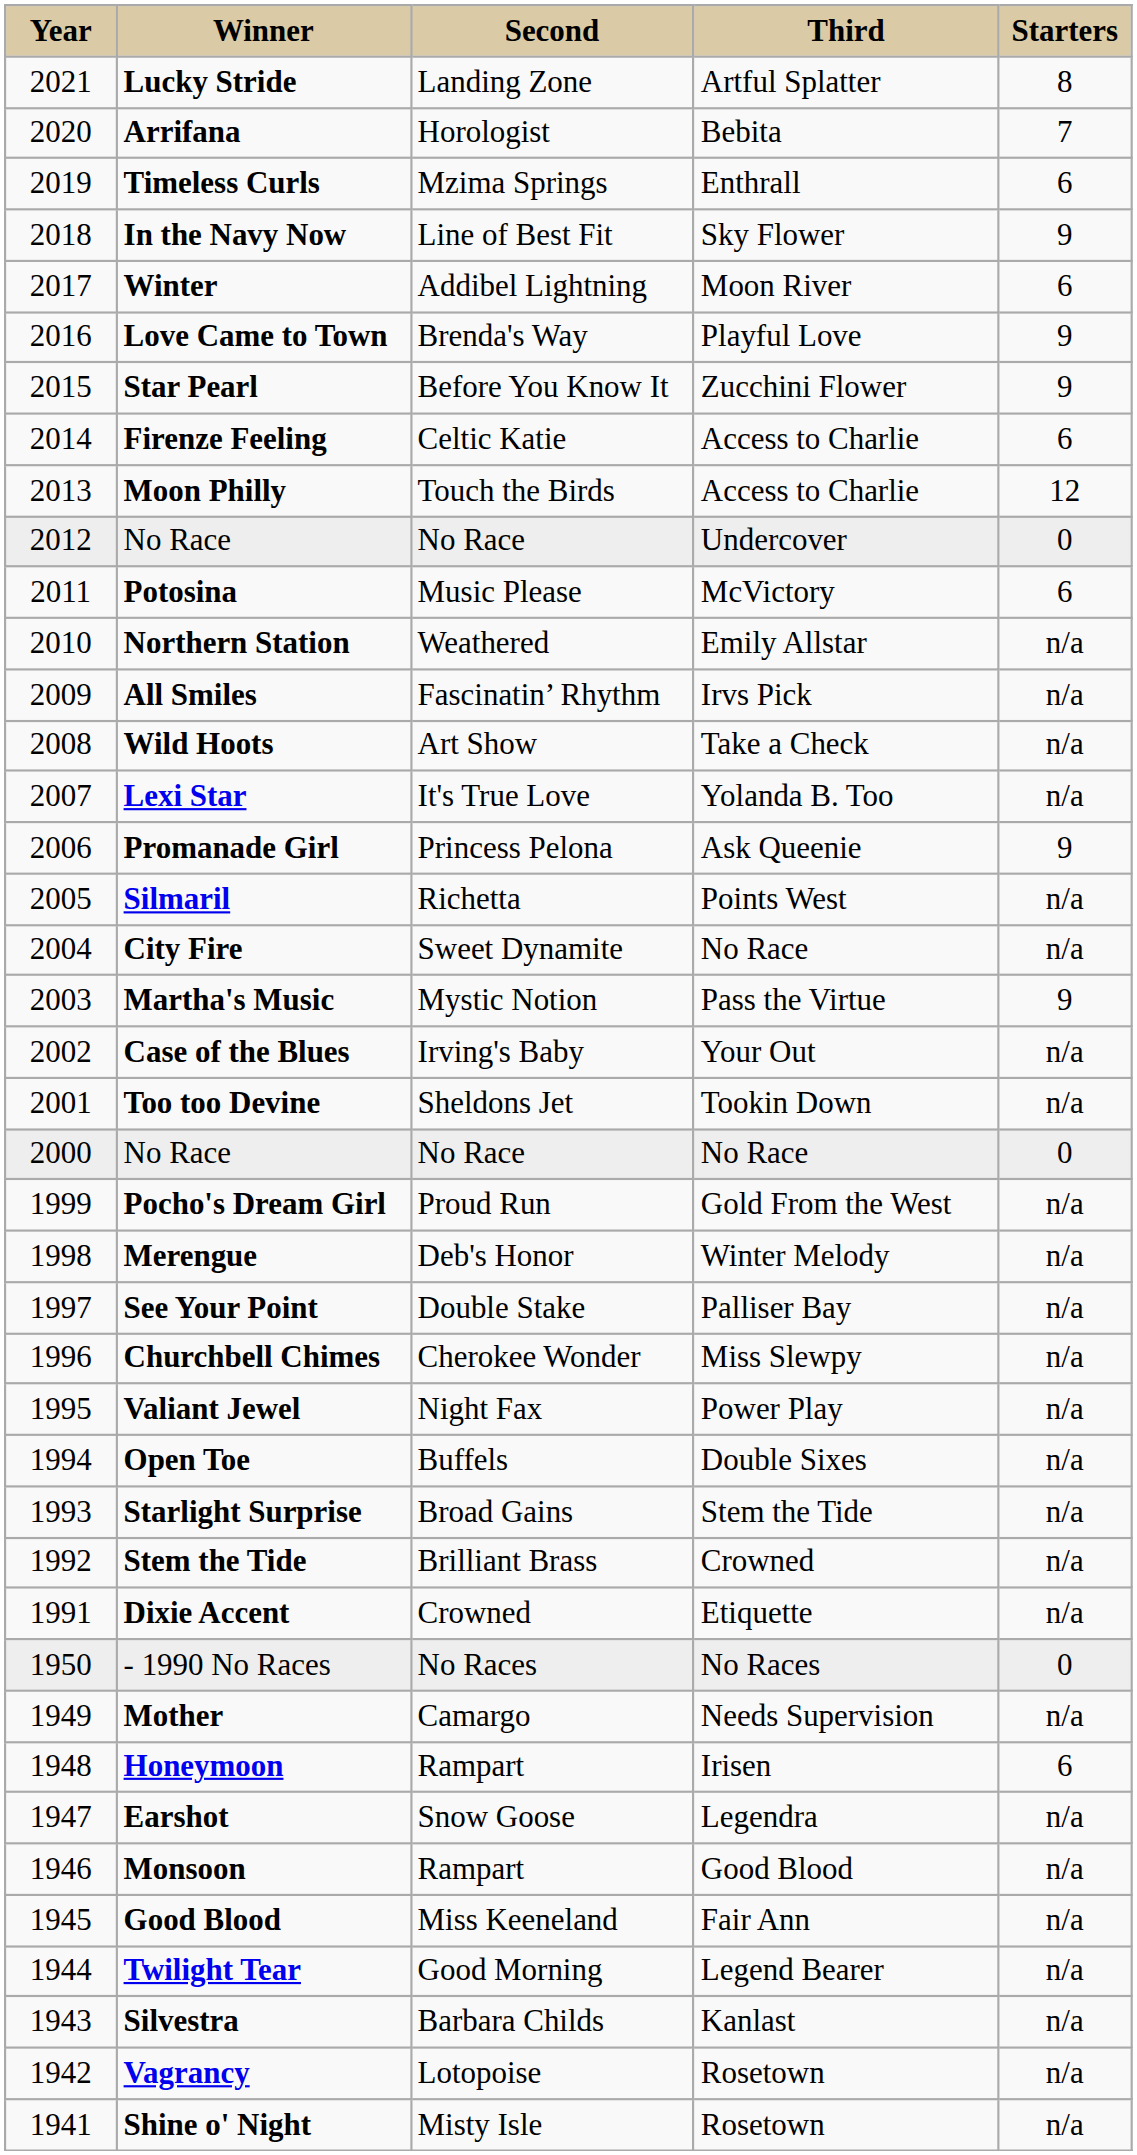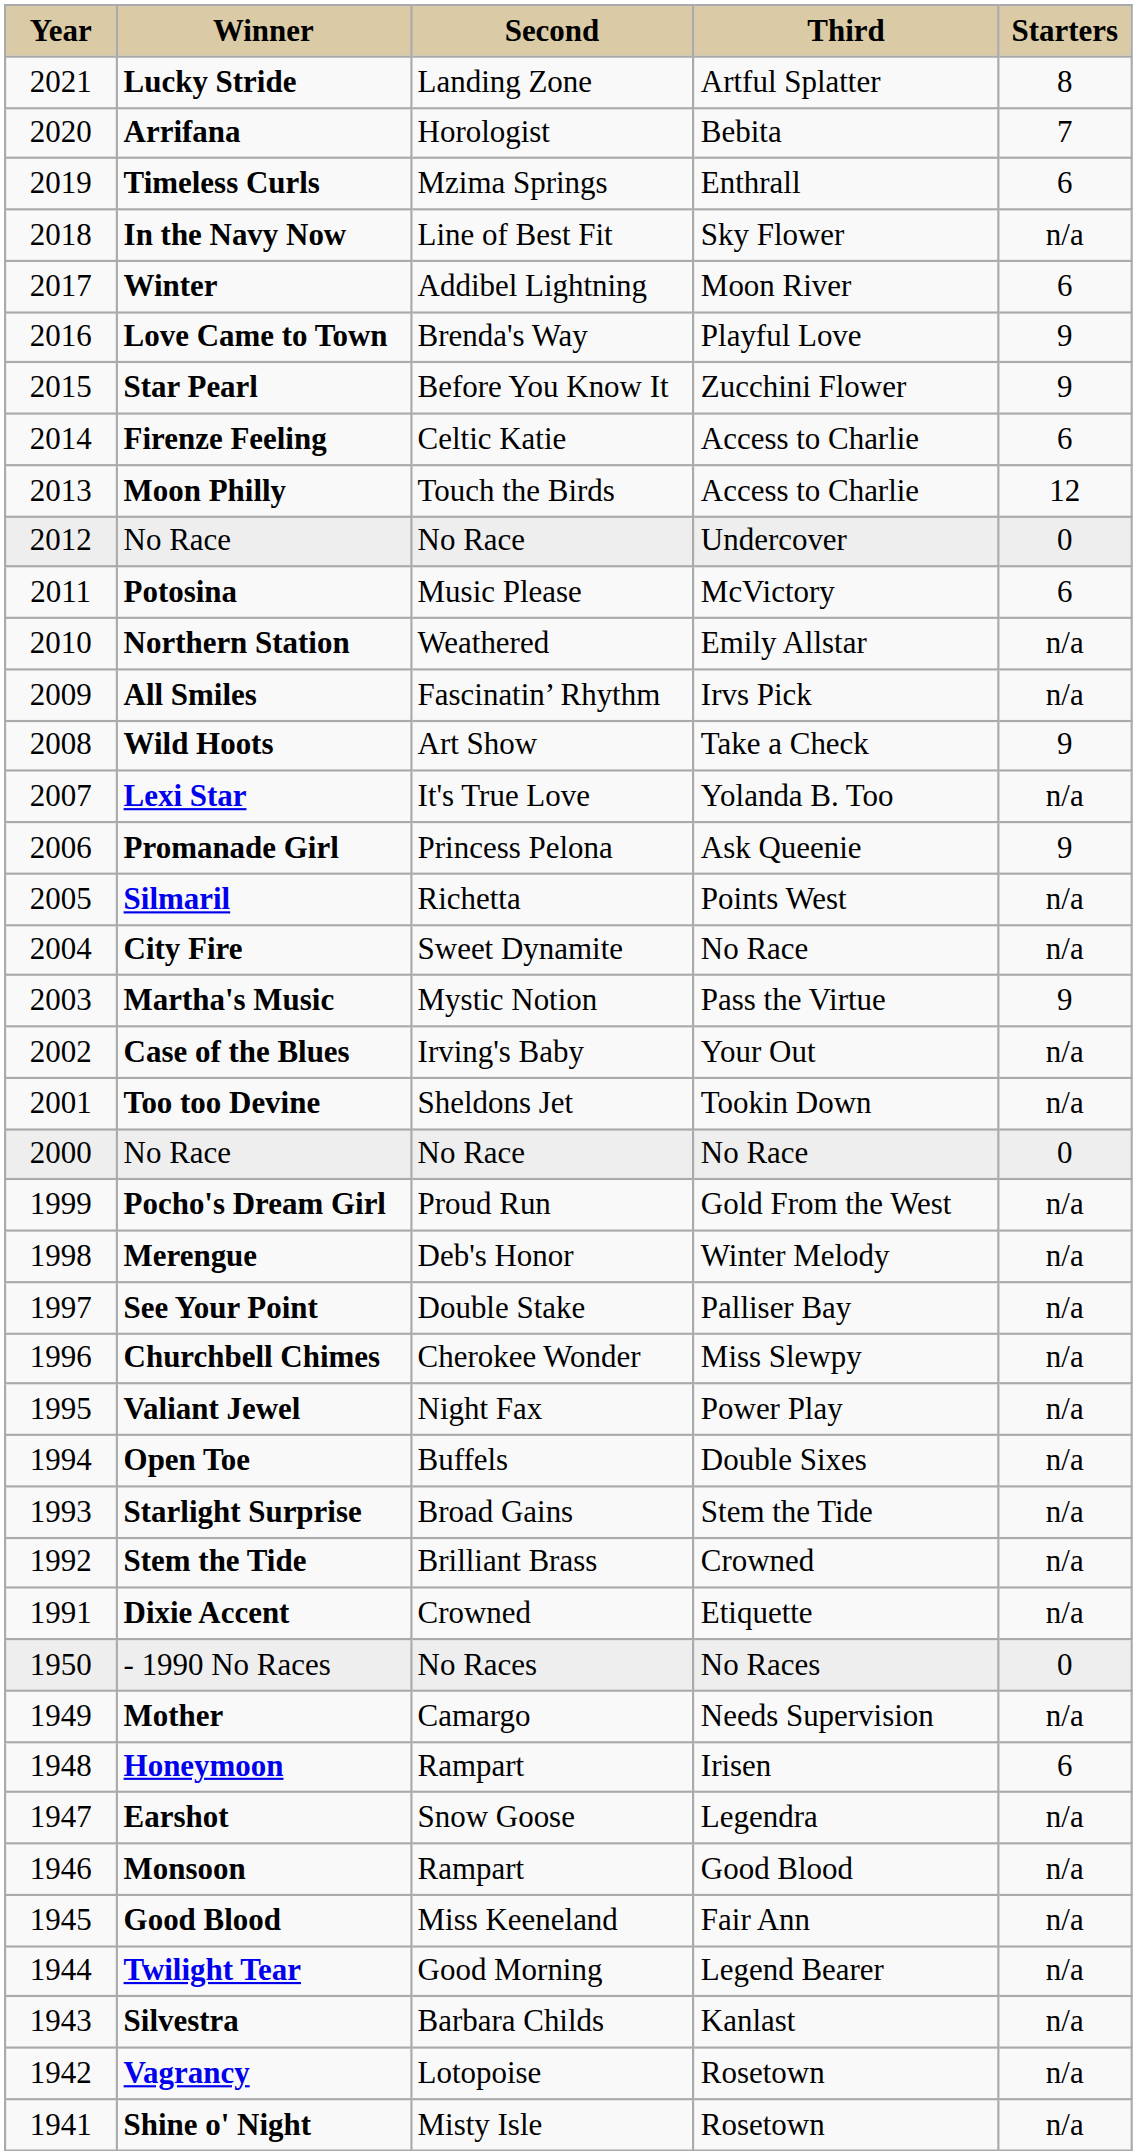(1065, 234) 9 -> (1065, 234) n/a
(1065, 745) n/a -> (1065, 745) 9
